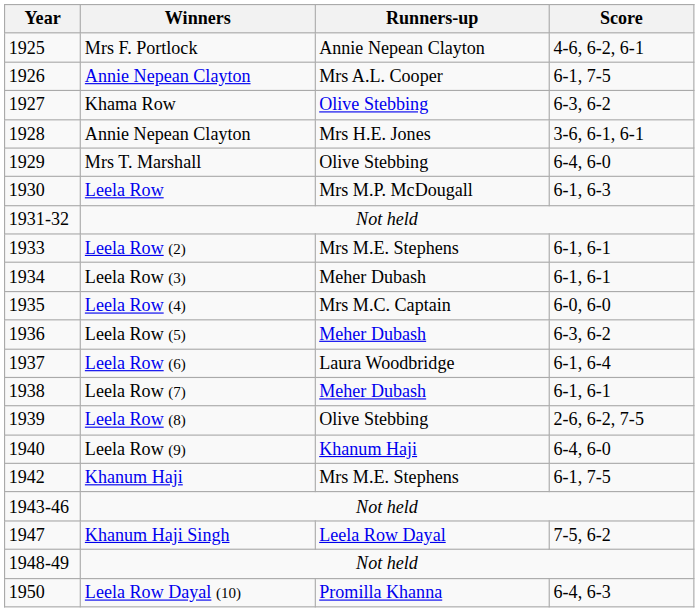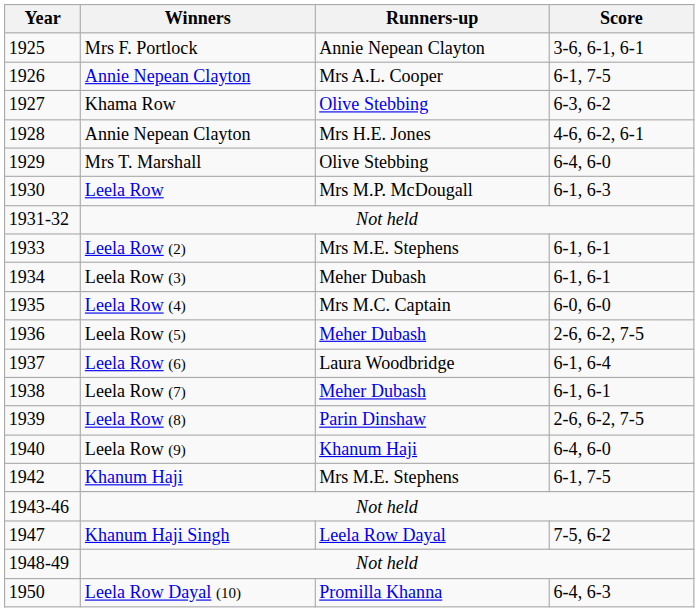(599, 47) 4-6, 6-2, 6-1 -> (599, 47) 3-6, 6-1, 6-1
(599, 133) 3-6, 6-1, 6-1 -> (599, 133) 4-6, 6-2, 6-1
(582, 334) 6-3, 6-2 -> (599, 334) 2-6, 6-2, 7-5
(374, 420) Olive Stebbing -> (373, 420) Parin Dinshaw
